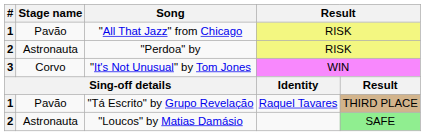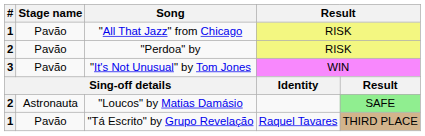(50, 49) Astronauta -> (50, 49) Pavão
(50, 67) Corvo -> (50, 67) Pavão
rows swapped: (170, 103) <-> (170, 121)
